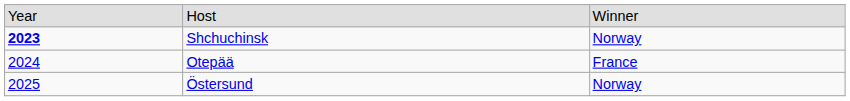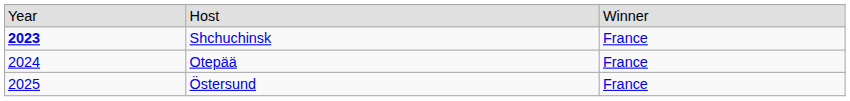(617, 38) Norway -> (625, 38) France
(617, 84) Norway -> (625, 84) France
